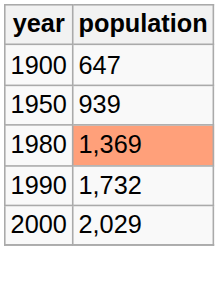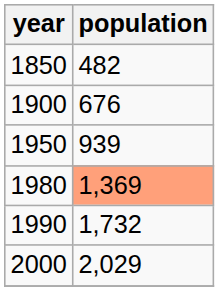+ row: (39, 64)
(100, 64) 647 -> (100, 104) 676
